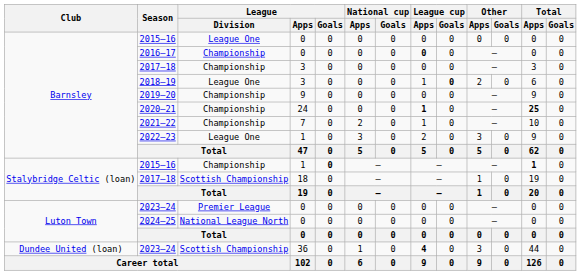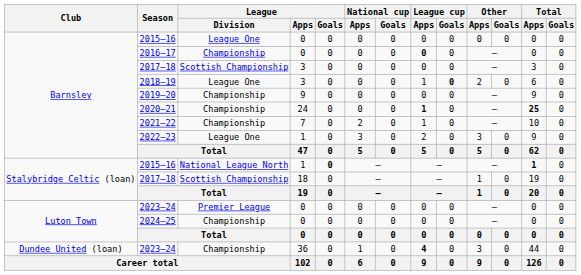(234, 67) Championship -> (234, 67) Scottish Championship
(234, 165) Championship -> (234, 165) National League North
(234, 221) National League North -> (234, 221) Championship
(234, 249) Scottish Championship -> (234, 249) Championship
